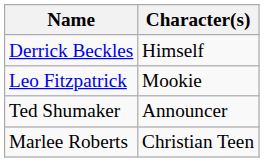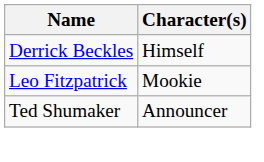- row: (68, 141)
